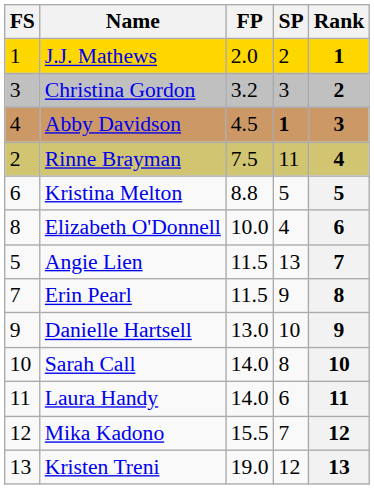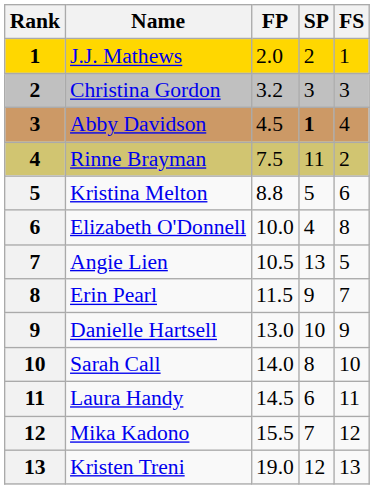columns swapped: (339, 21) <-> (22, 21)
(249, 261) 11.5 -> (275, 261) 10.5
(250, 398) 14.0 -> (275, 398) 14.5
